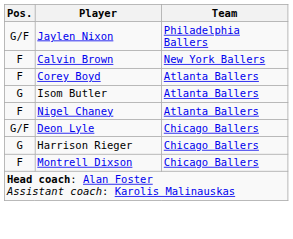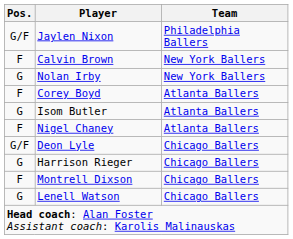+ row: (69, 77)
+ row: (78, 197)
